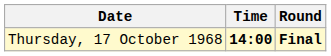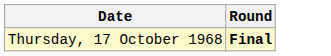- column: (251, 16)
